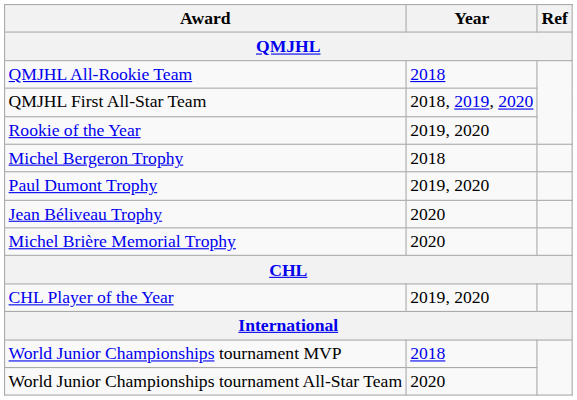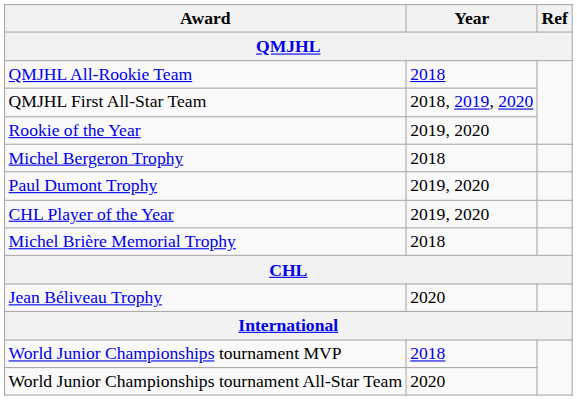rows swapped: (85, 213) <-> (91, 297)
(428, 241) 2020 -> (428, 241) 2018
